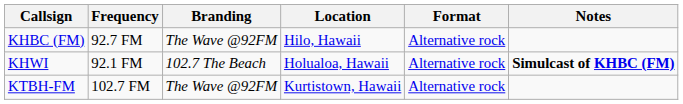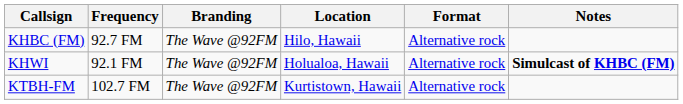(216, 63) 102.7 The Beach -> (221, 63) The Wave @92FM
